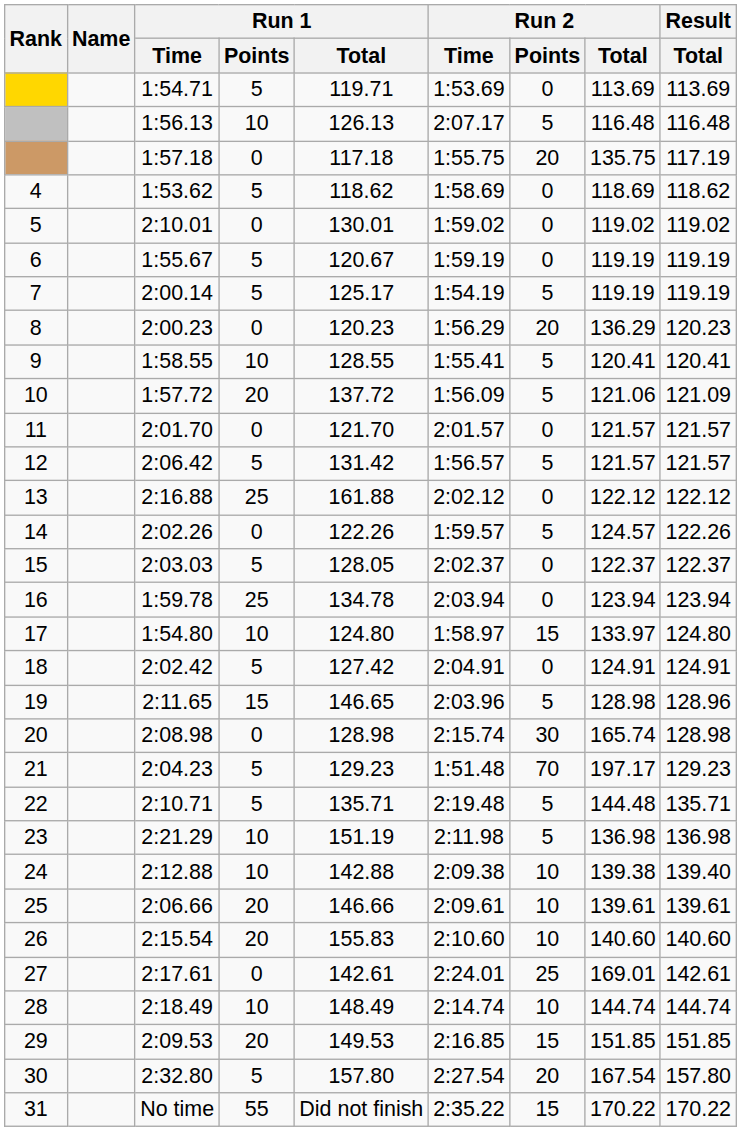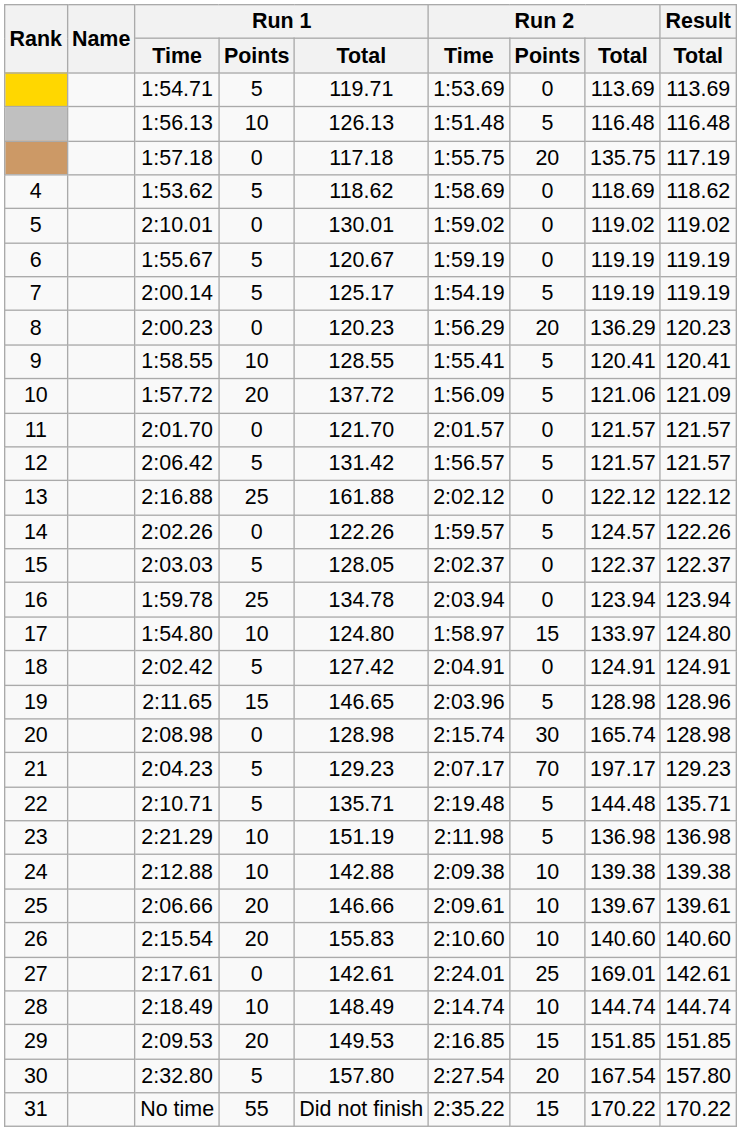(469, 123) 2:07.17 -> (469, 123) 1:51.48
(469, 769) 1:51.48 -> (469, 769) 2:07.17
(698, 871) 139.40 -> (698, 871) 139.38
(623, 905) 139.61 -> (623, 905) 139.67
